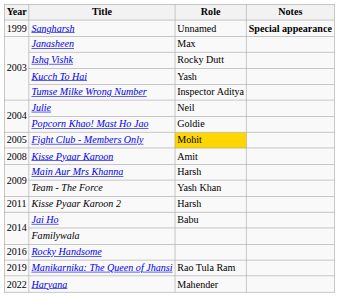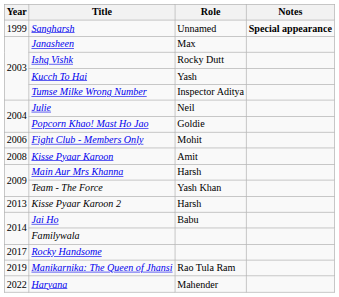(17, 140) 2005 -> (17, 140) 2006
(190, 140) gold background -> (190, 140) no background
(17, 204) 2011 -> (17, 204) 2013
(17, 252) 2016 -> (17, 252) 2017
